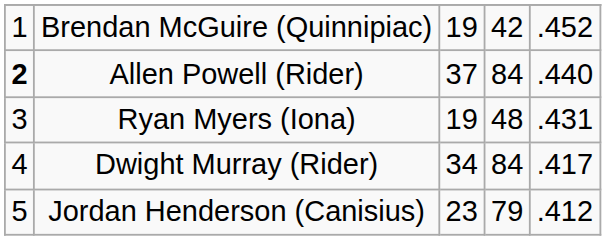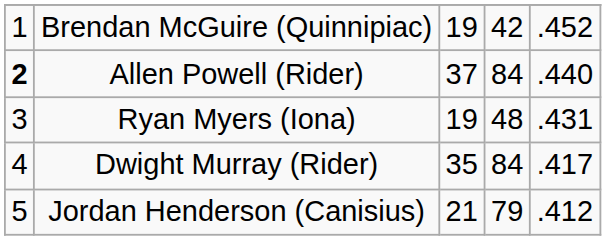(462, 165) 34 -> (462, 165) 35
(462, 211) 23 -> (462, 211) 21
